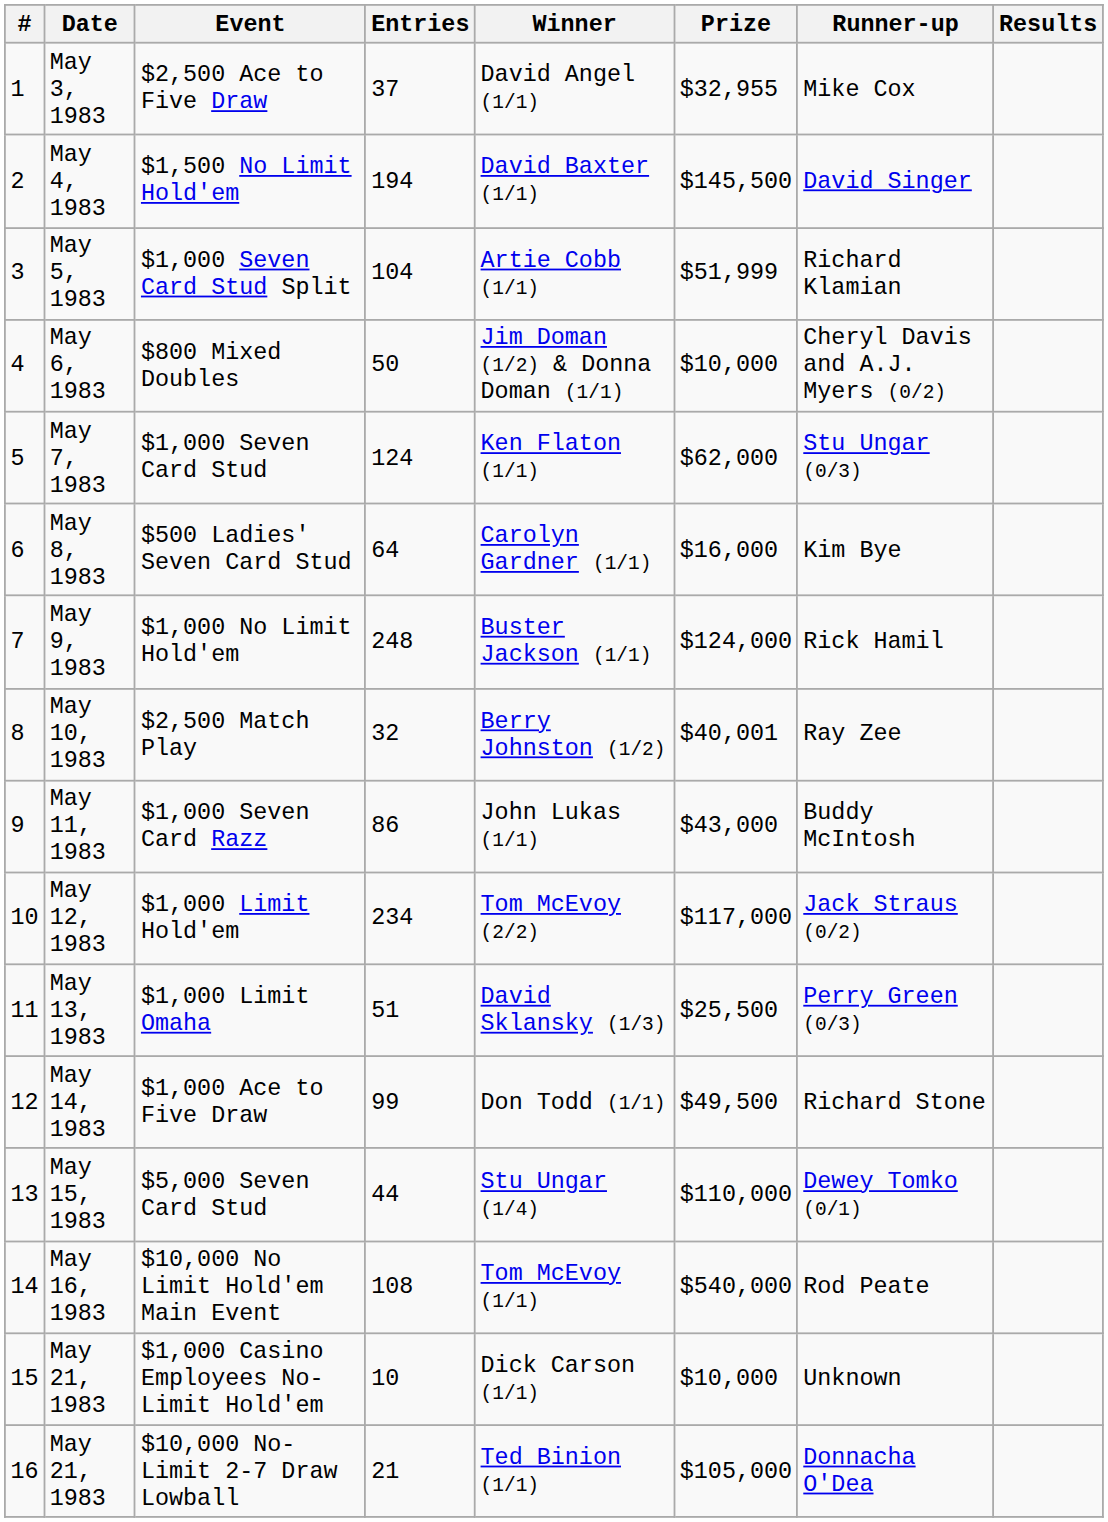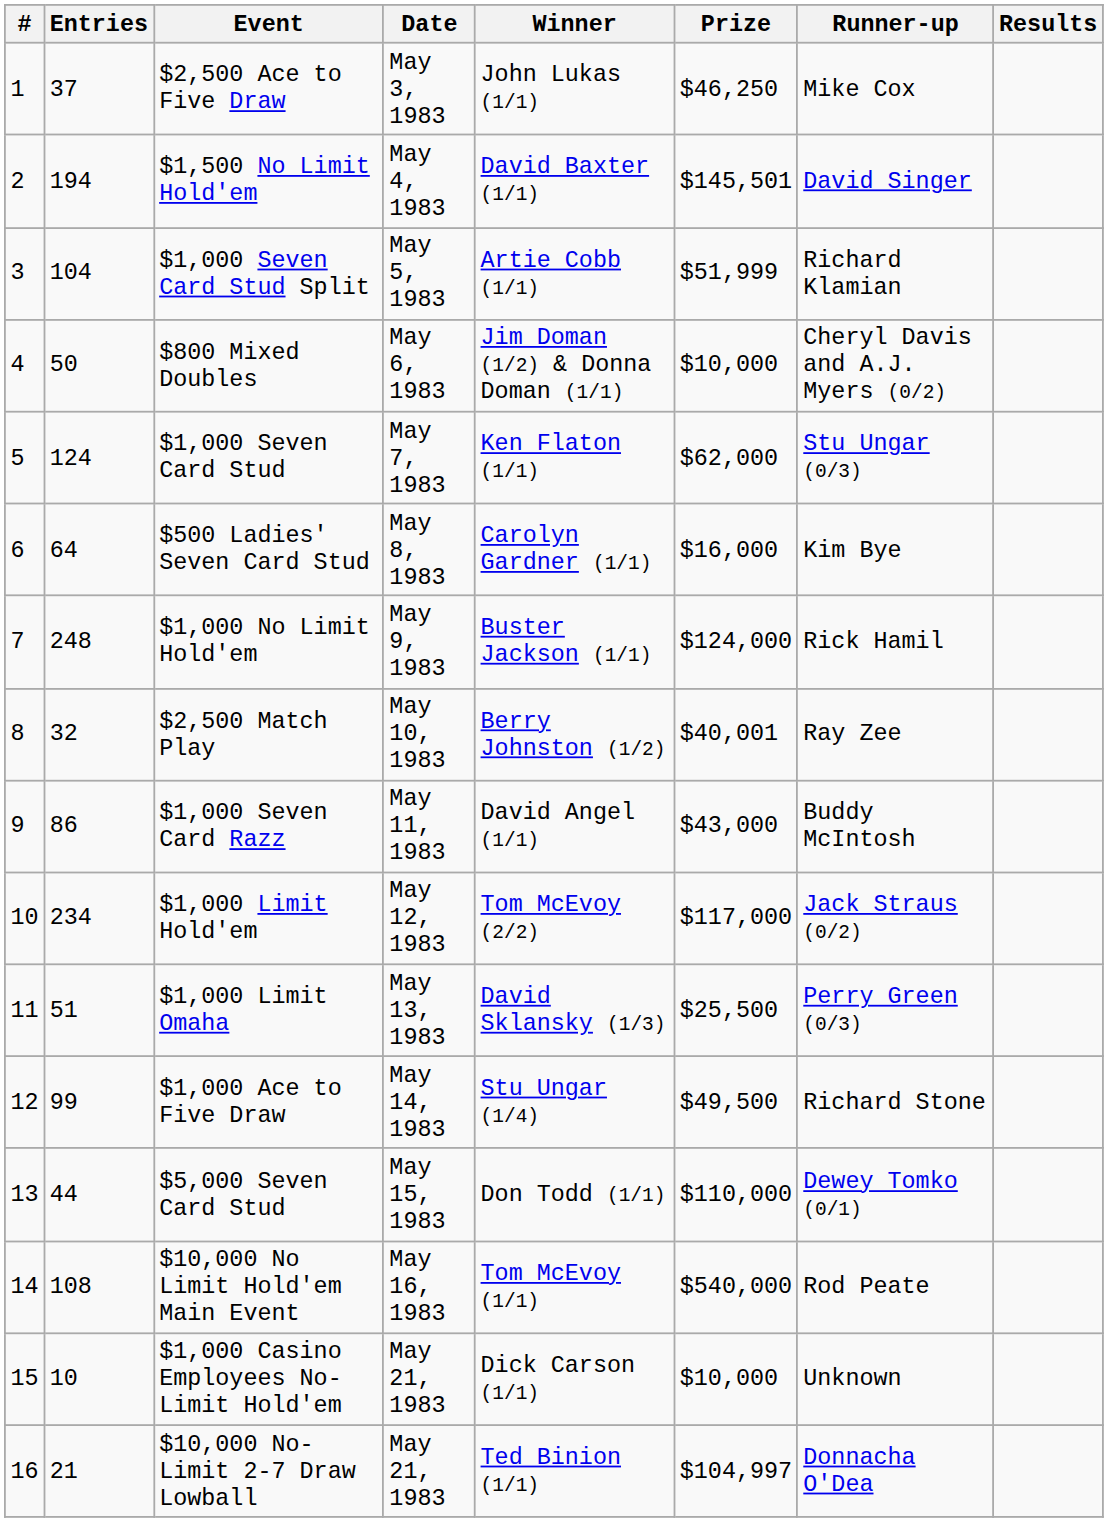columns swapped: (90, 24) <-> (420, 24)
(558, 88) David Angel (1/1) -> (551, 88) John Lukas (1/1)
(729, 89) $32,955 -> (729, 89) $46,250
(736, 181) $145,500 -> (736, 181) $145,501
(551, 825) John Lukas (1/1) -> (558, 825) David Angel (1/1)
(573, 1103) Don Todd (1/1) -> (544, 1102) Stu Ungar (1/4)
(544, 1194) Stu Ungar (1/4) -> (573, 1195) Don Todd (1/1)
(736, 1471) $105,000 -> (736, 1471) $104,997
